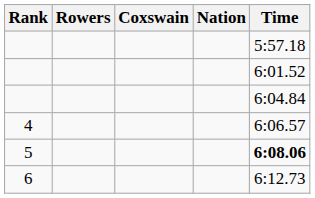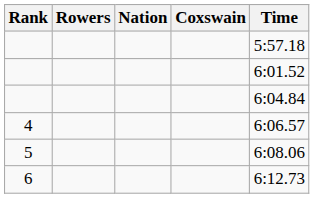columns swapped: (154, 17) <-> (221, 17)
(280, 152) bold -> (279, 152) normal
